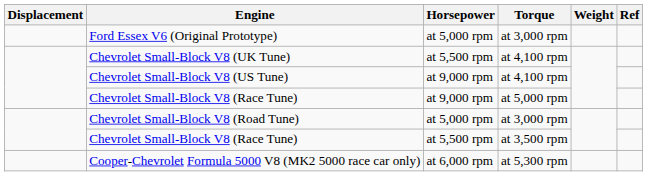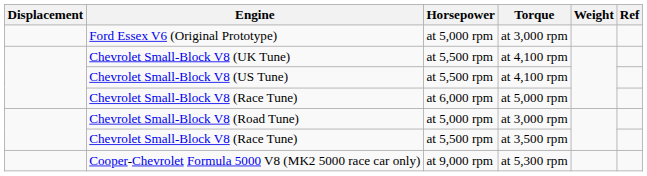(460, 77) at 9,000 rpm -> (460, 77) at 5,500 rpm
(460, 98) at 9,000 rpm -> (460, 98) at 6,000 rpm
(460, 160) at 6,000 rpm -> (460, 160) at 9,000 rpm
